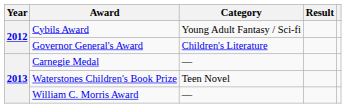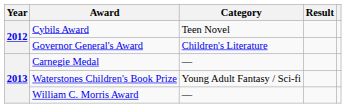(241, 29) Young Adult Fantasy / Sci-fi -> (206, 29) Teen Novel
(206, 78) Teen Novel -> (241, 78) Young Adult Fantasy / Sci-fi
